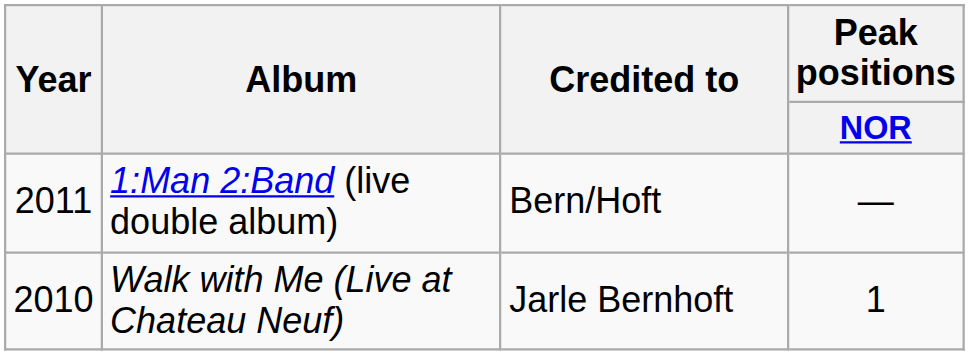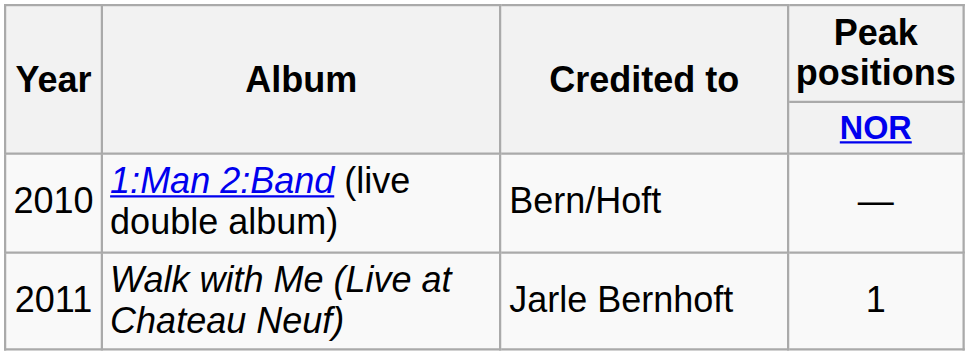(53, 202) 2011 -> (53, 202) 2010
(53, 299) 2010 -> (53, 299) 2011
